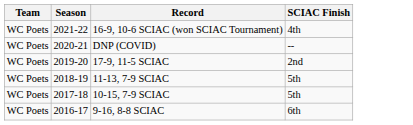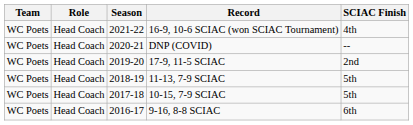+ column: (79, 12)
